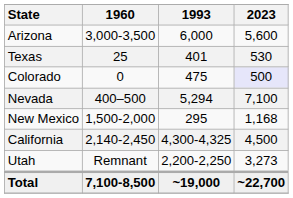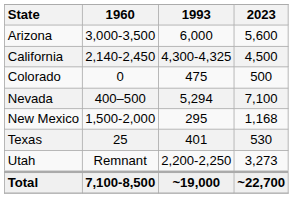rows swapped: (35, 139) <-> (25, 56)
(261, 77) lavender background -> (261, 77) no background
